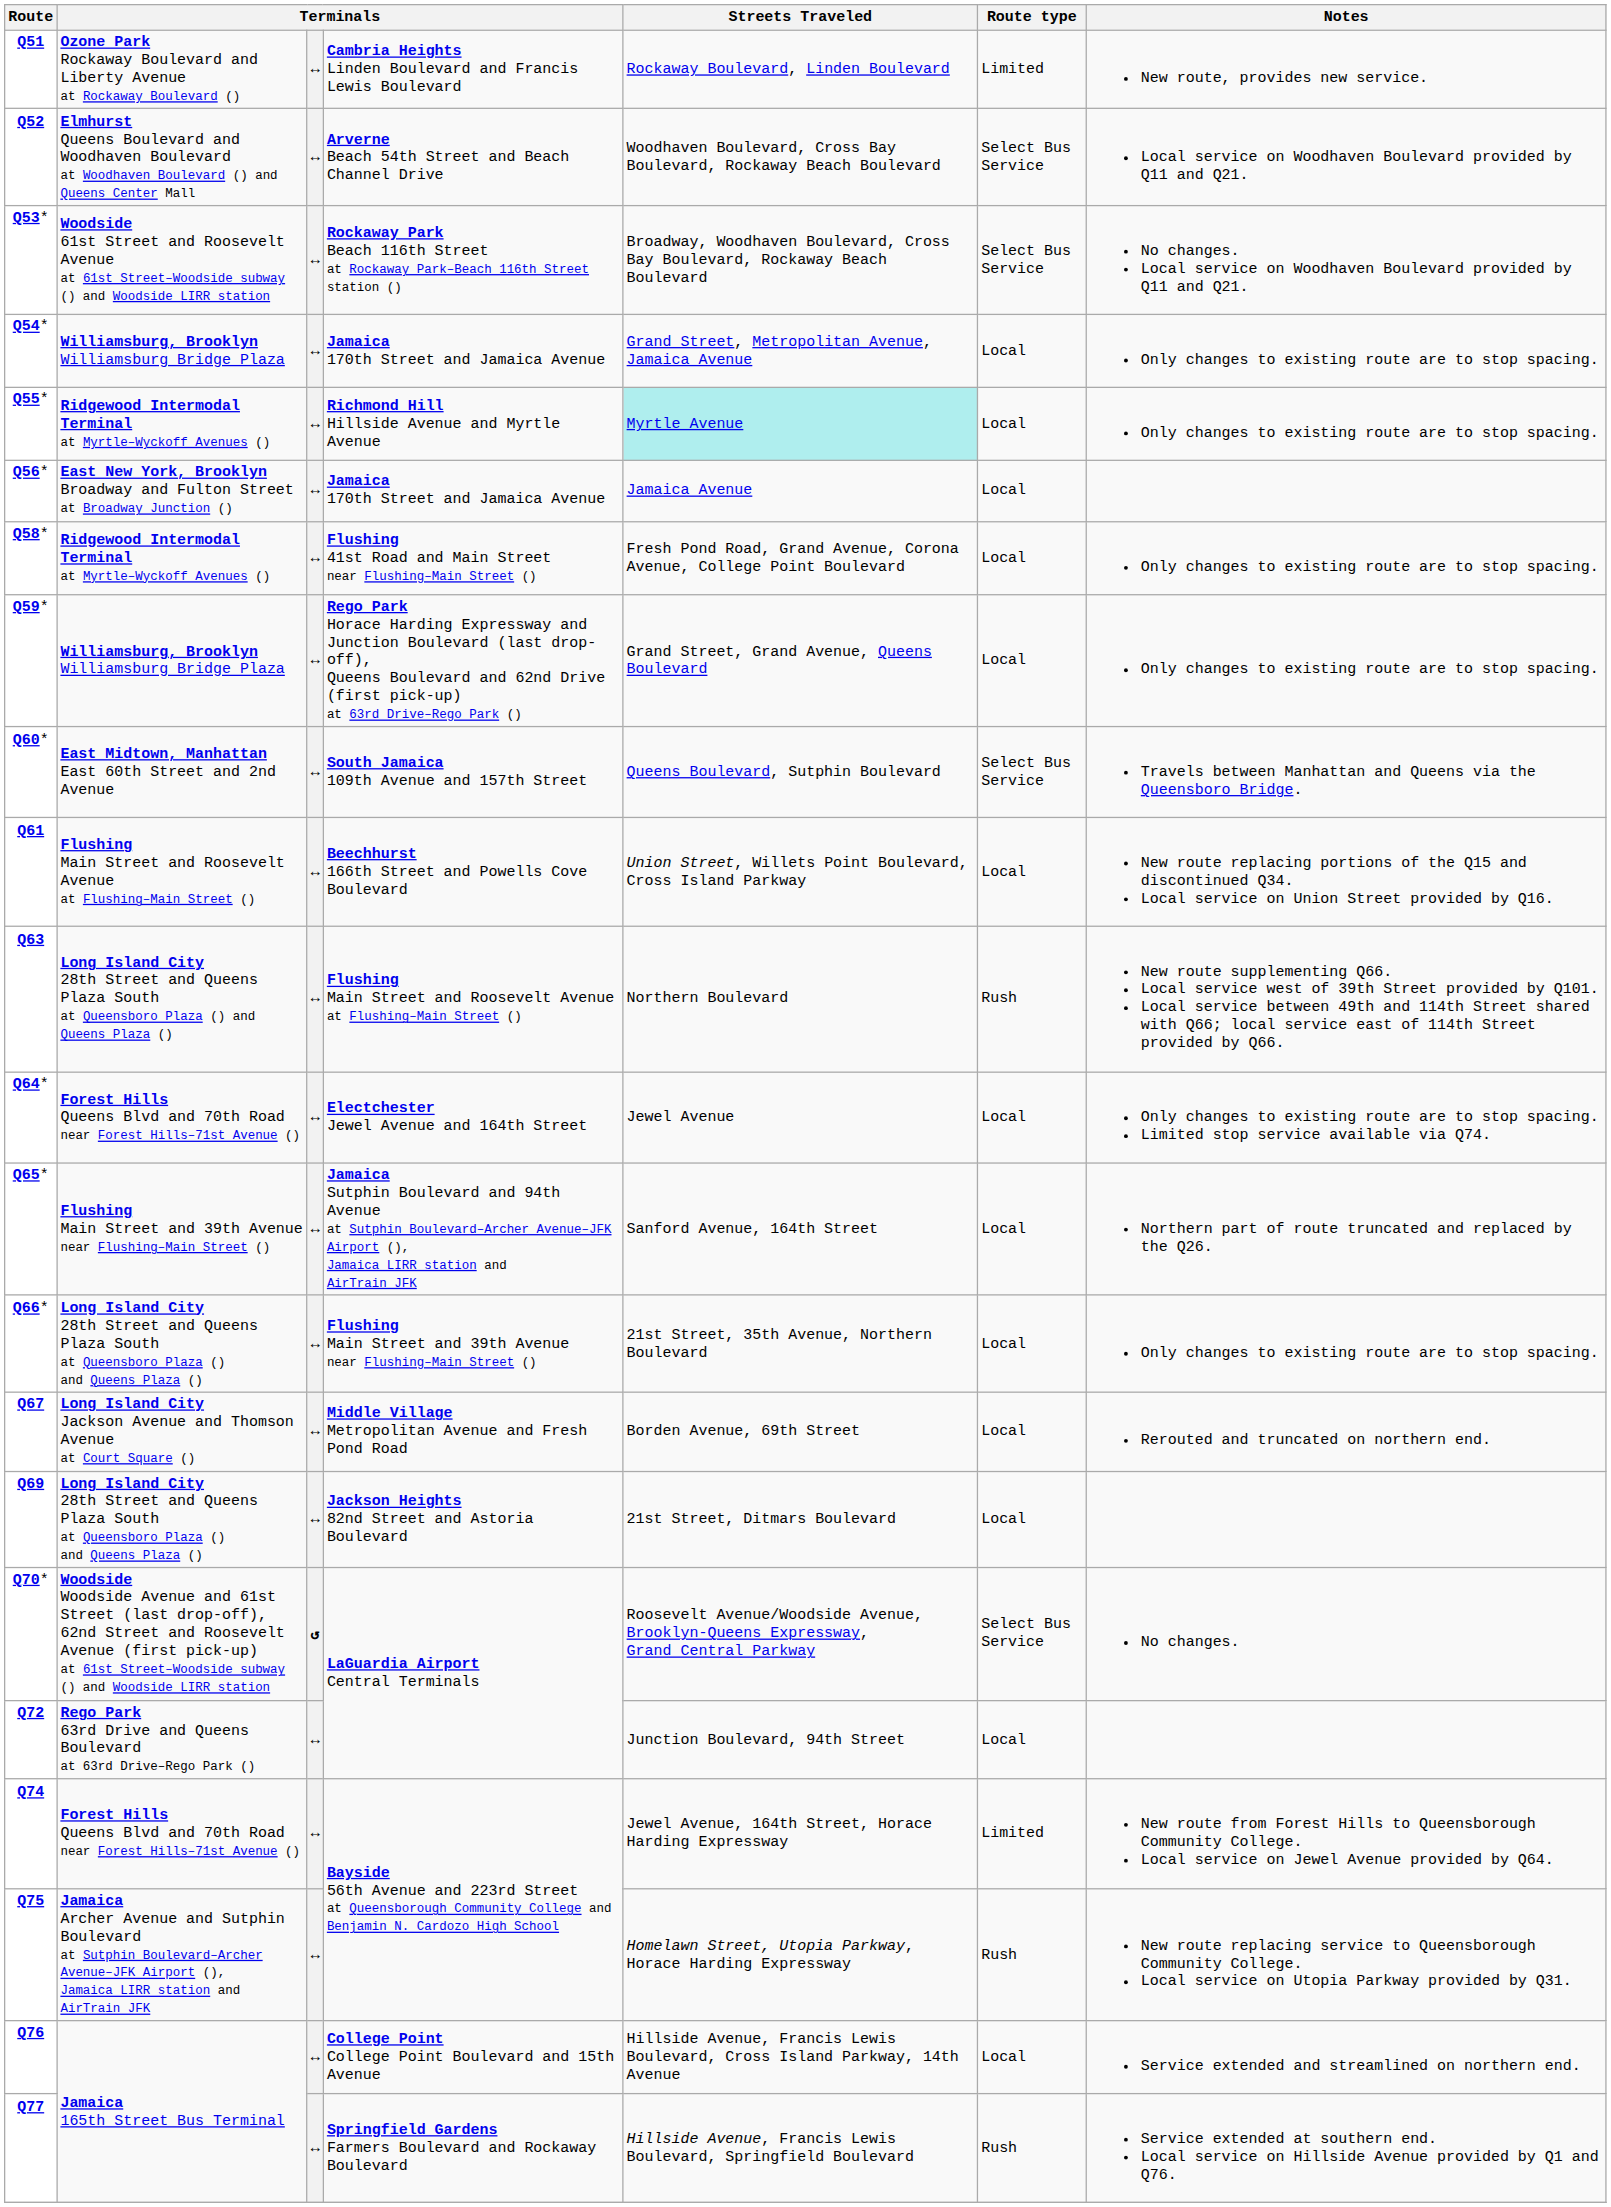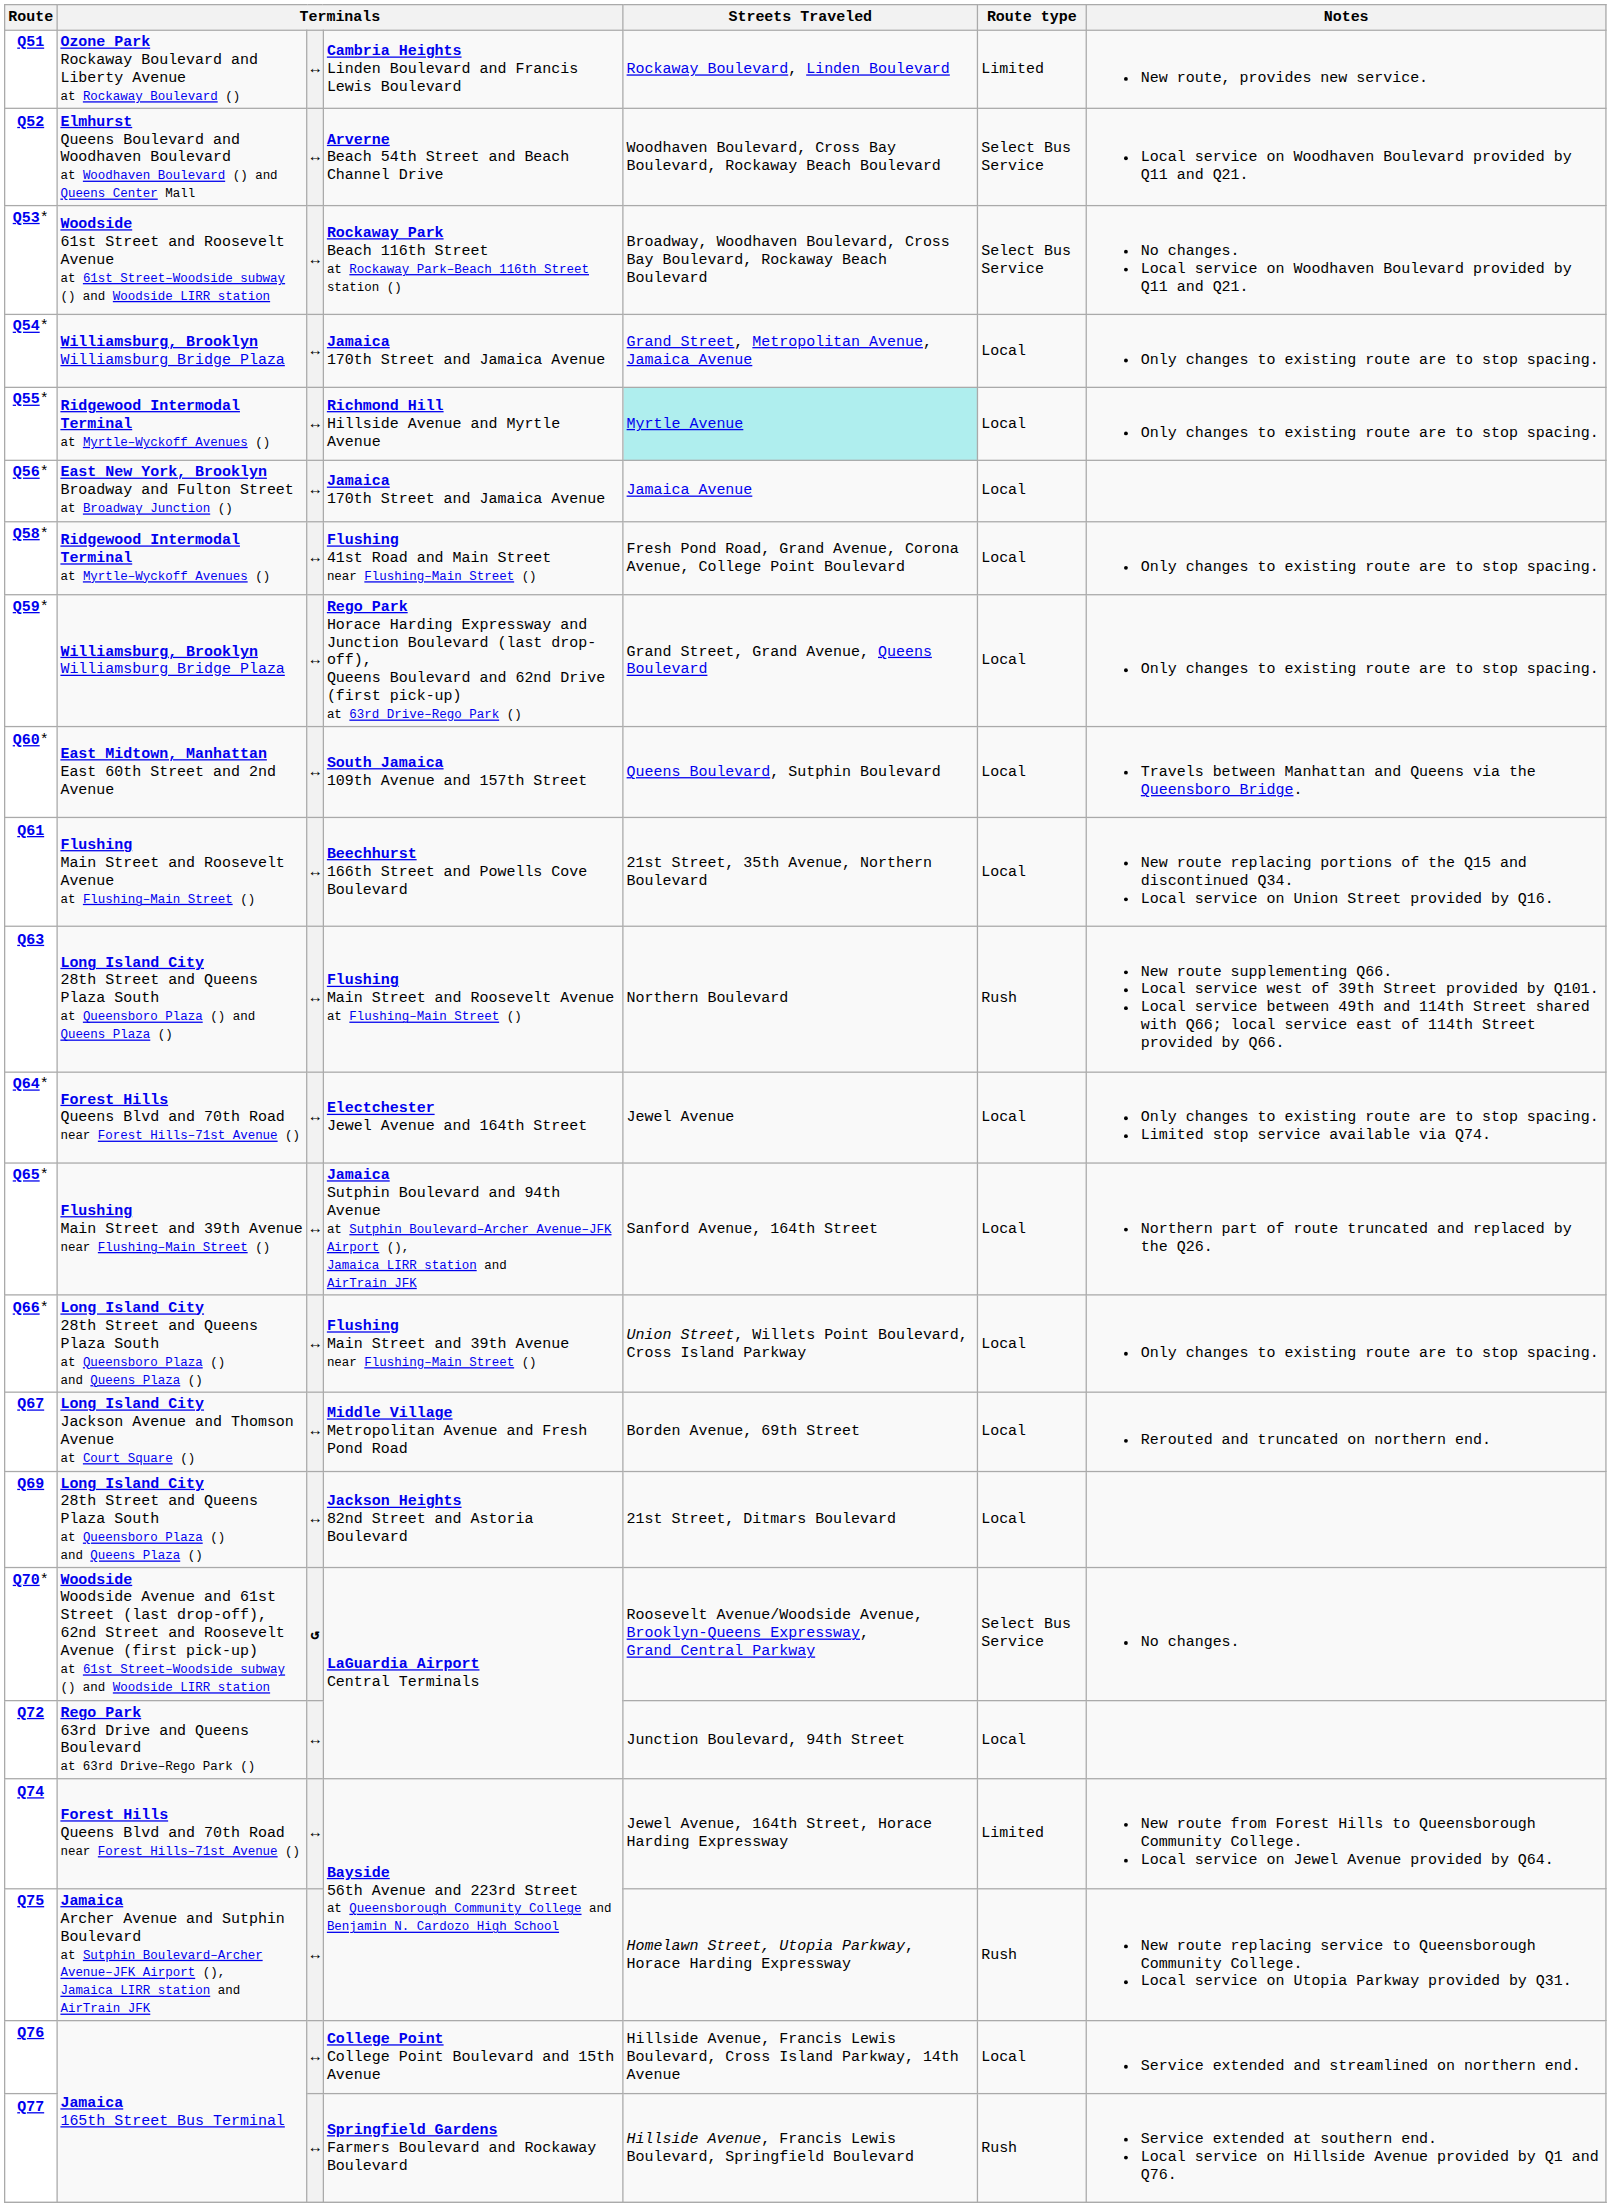(1026, 772) Select Bus Service -> (1004, 772) Local
(797, 872) Union Street, Willets Point Boulevard, Cross Island Parkway -> (779, 872) 21st Street, 35th Avenue, Northern Boulevard
(779, 1343) 21st Street, 35th Avenue, Northern Boulevard -> (797, 1343) Union Street, Willets Point Boulevard, Cross Island Parkway
